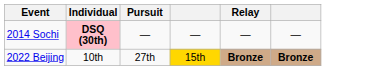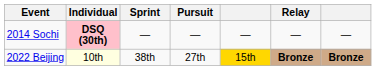+ column: (145, 12)
(93, 57) no background -> (93, 57) lightyellow background
